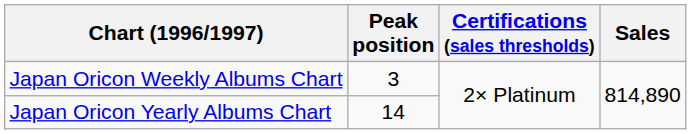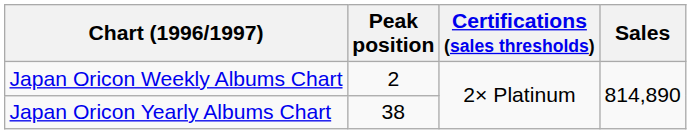(393, 78) 3 -> (393, 78) 2
(393, 111) 14 -> (393, 111) 38
